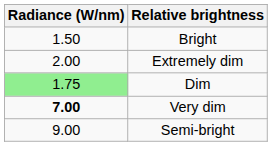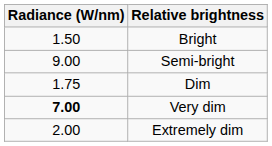rows swapped: (198, 130) <-> (198, 61)
(66, 84) lightgreen background -> (66, 84) no background
